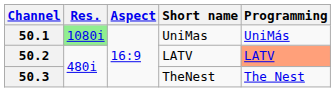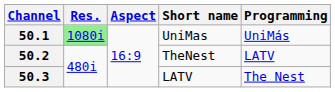(177, 56) LATV -> (189, 56) TheNest
(259, 56) lightsalmon background -> (259, 56) no background
(189, 76) TheNest -> (177, 76) LATV
